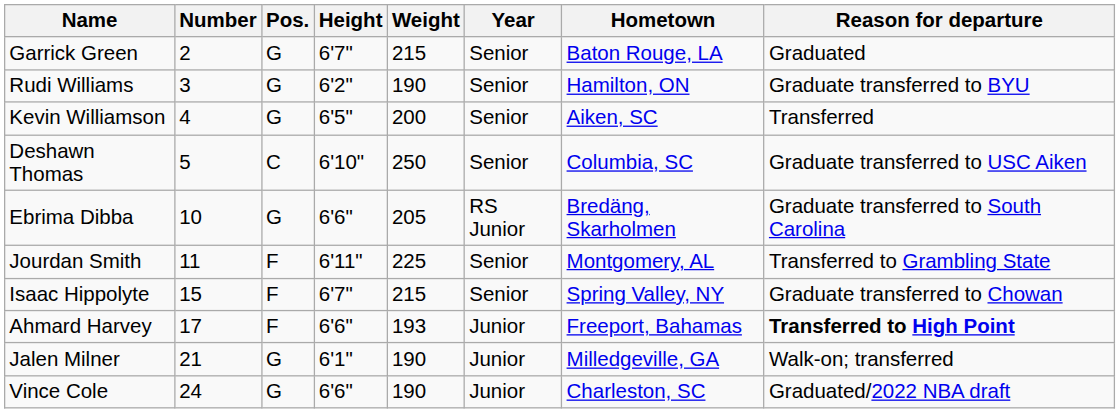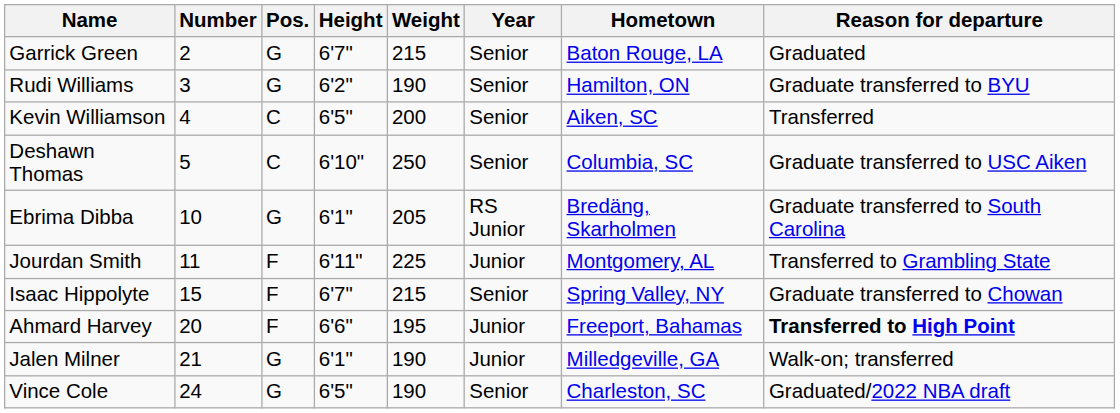(274, 118) G -> (273, 118) C
(336, 217) 6'6" -> (336, 217) 6'1"
(499, 261) Senior -> (497, 261) Junior
(191, 326) 17 -> (191, 326) 20
(409, 326) 193 -> (409, 326) 195
(336, 391) 6'6" -> (336, 391) 6'5"
(497, 391) Junior -> (499, 391) Senior
